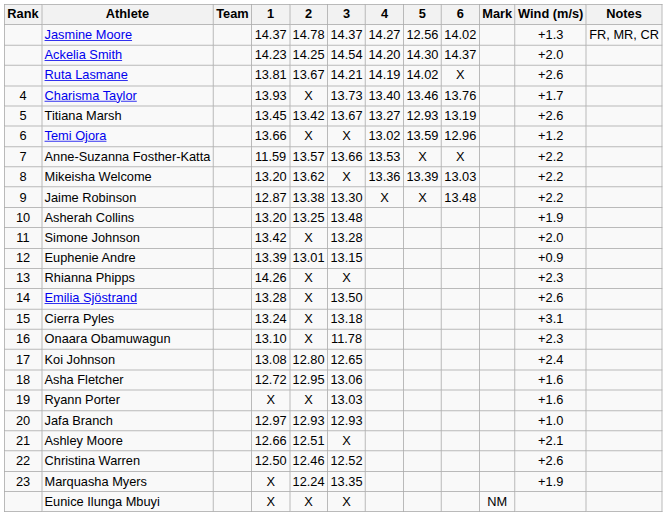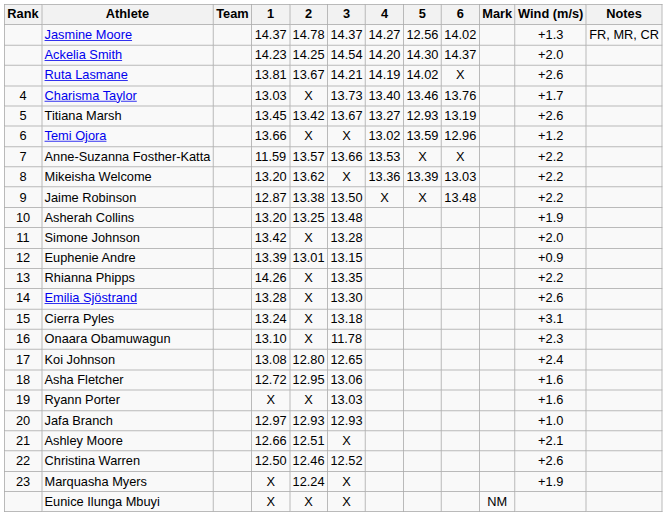(271, 95) 13.93 -> (271, 95) 13.03
(347, 197) 13.30 -> (347, 197) 13.50
(347, 278) X -> (347, 278) 13.35
(551, 278) +2.3 -> (551, 278) +2.2
(347, 298) 13.50 -> (347, 298) 13.30
(347, 481) 13.35 -> (347, 481) X
